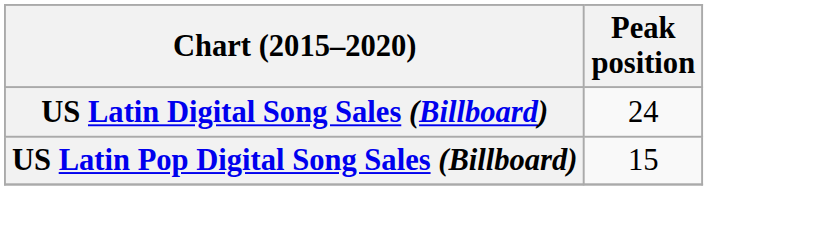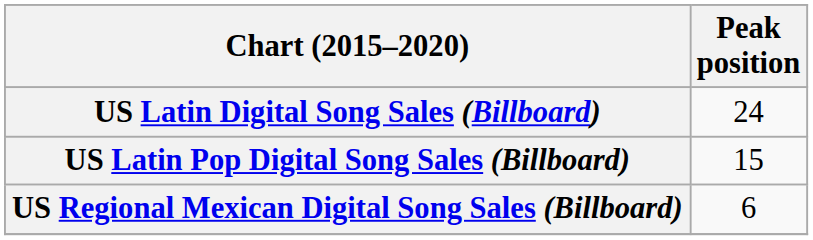+ row: (347, 208)
